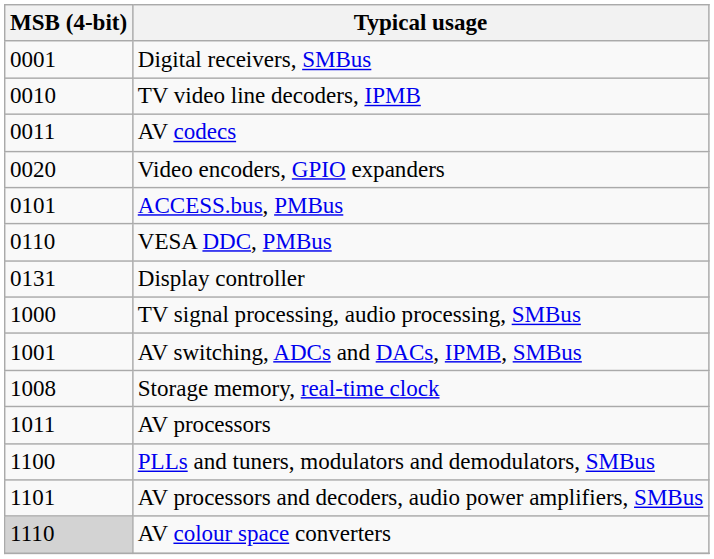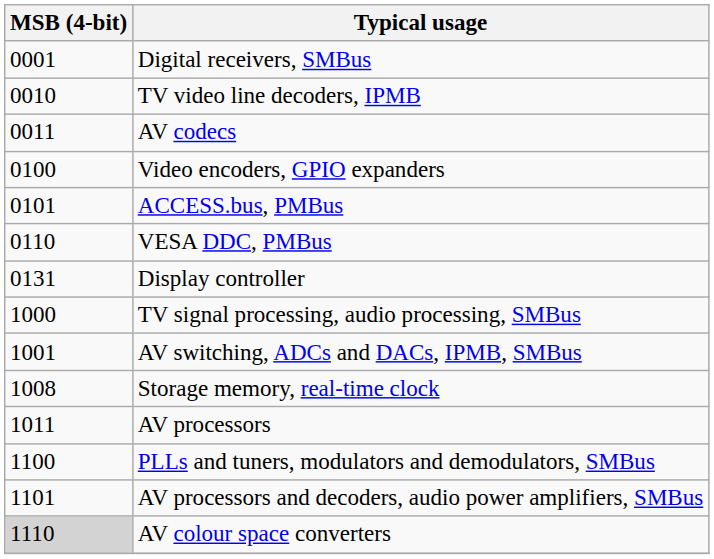(33, 168) 0020 -> (33, 168) 0100
